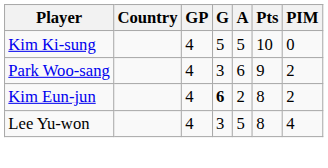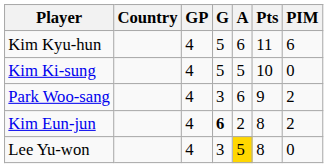+ row: (55, 44)
(241, 123) no background -> (241, 149) gold background
(290, 123) 4 -> (290, 149) 0
